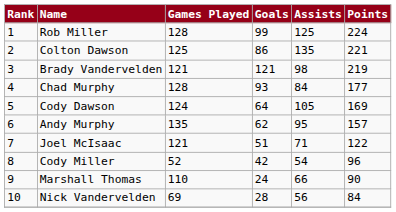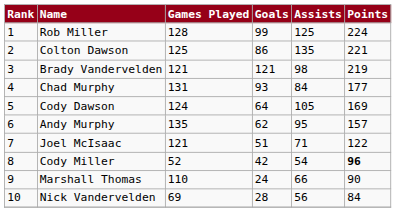(178, 87) 128 -> (178, 87) 131
(354, 161) normal -> (354, 161) bold
